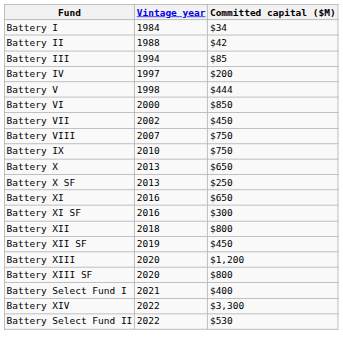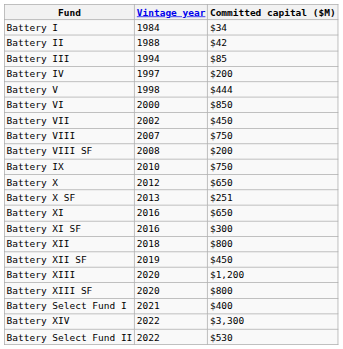+ row: (49, 151)
(148, 167) 2013 -> (148, 182) 2012
(221, 182) $250 -> (221, 198) $251
